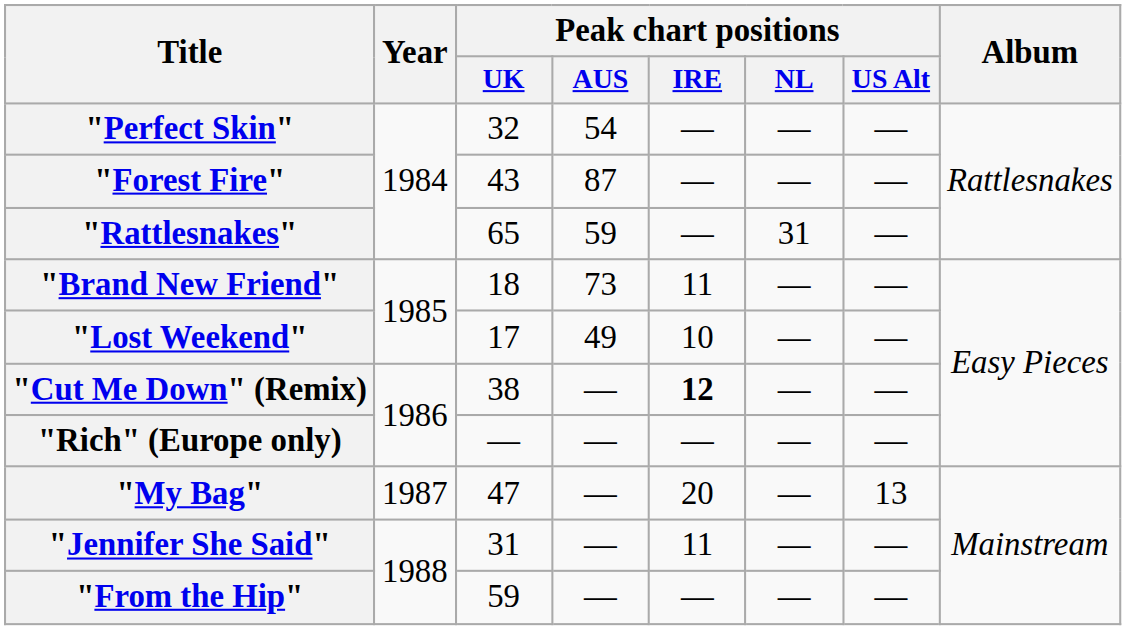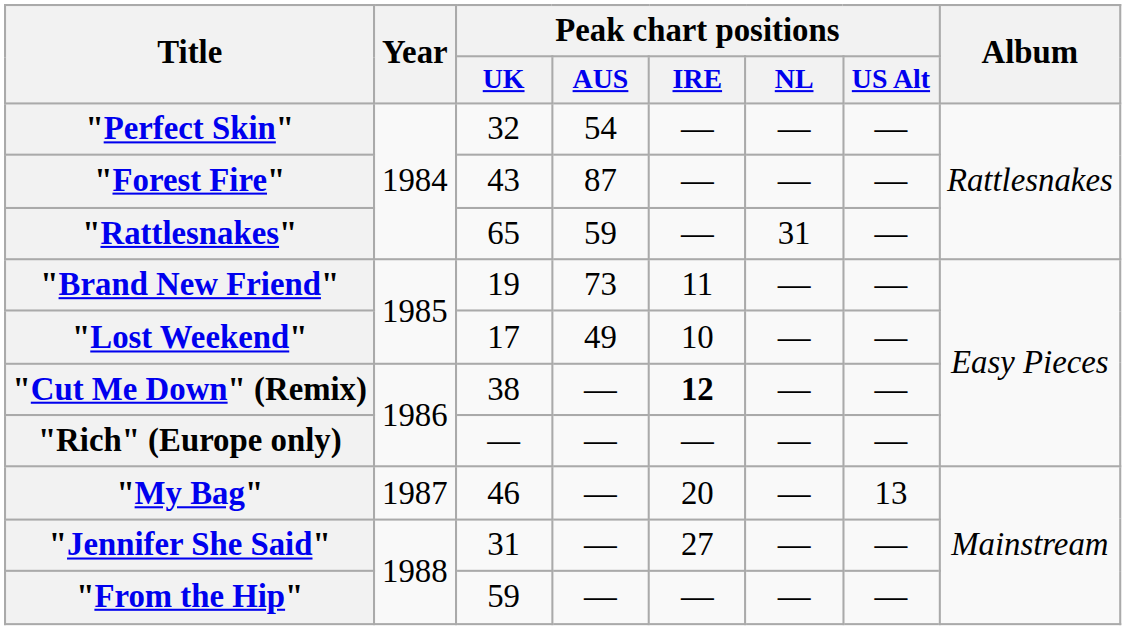(504, 284) 18 -> (504, 284) 19
(504, 492) 47 -> (504, 492) 46
(697, 544) 11 -> (697, 544) 27
